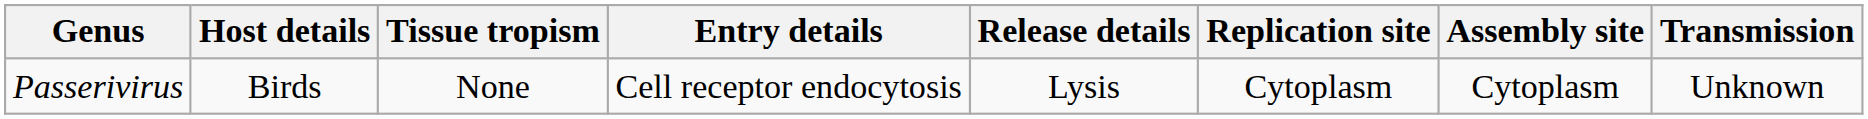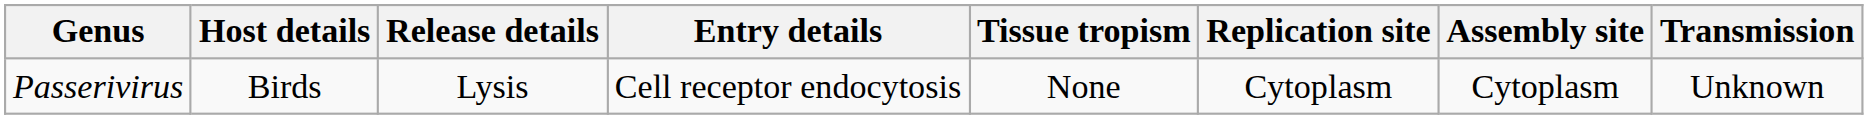columns swapped: (493, 31) <-> (1084, 31)
